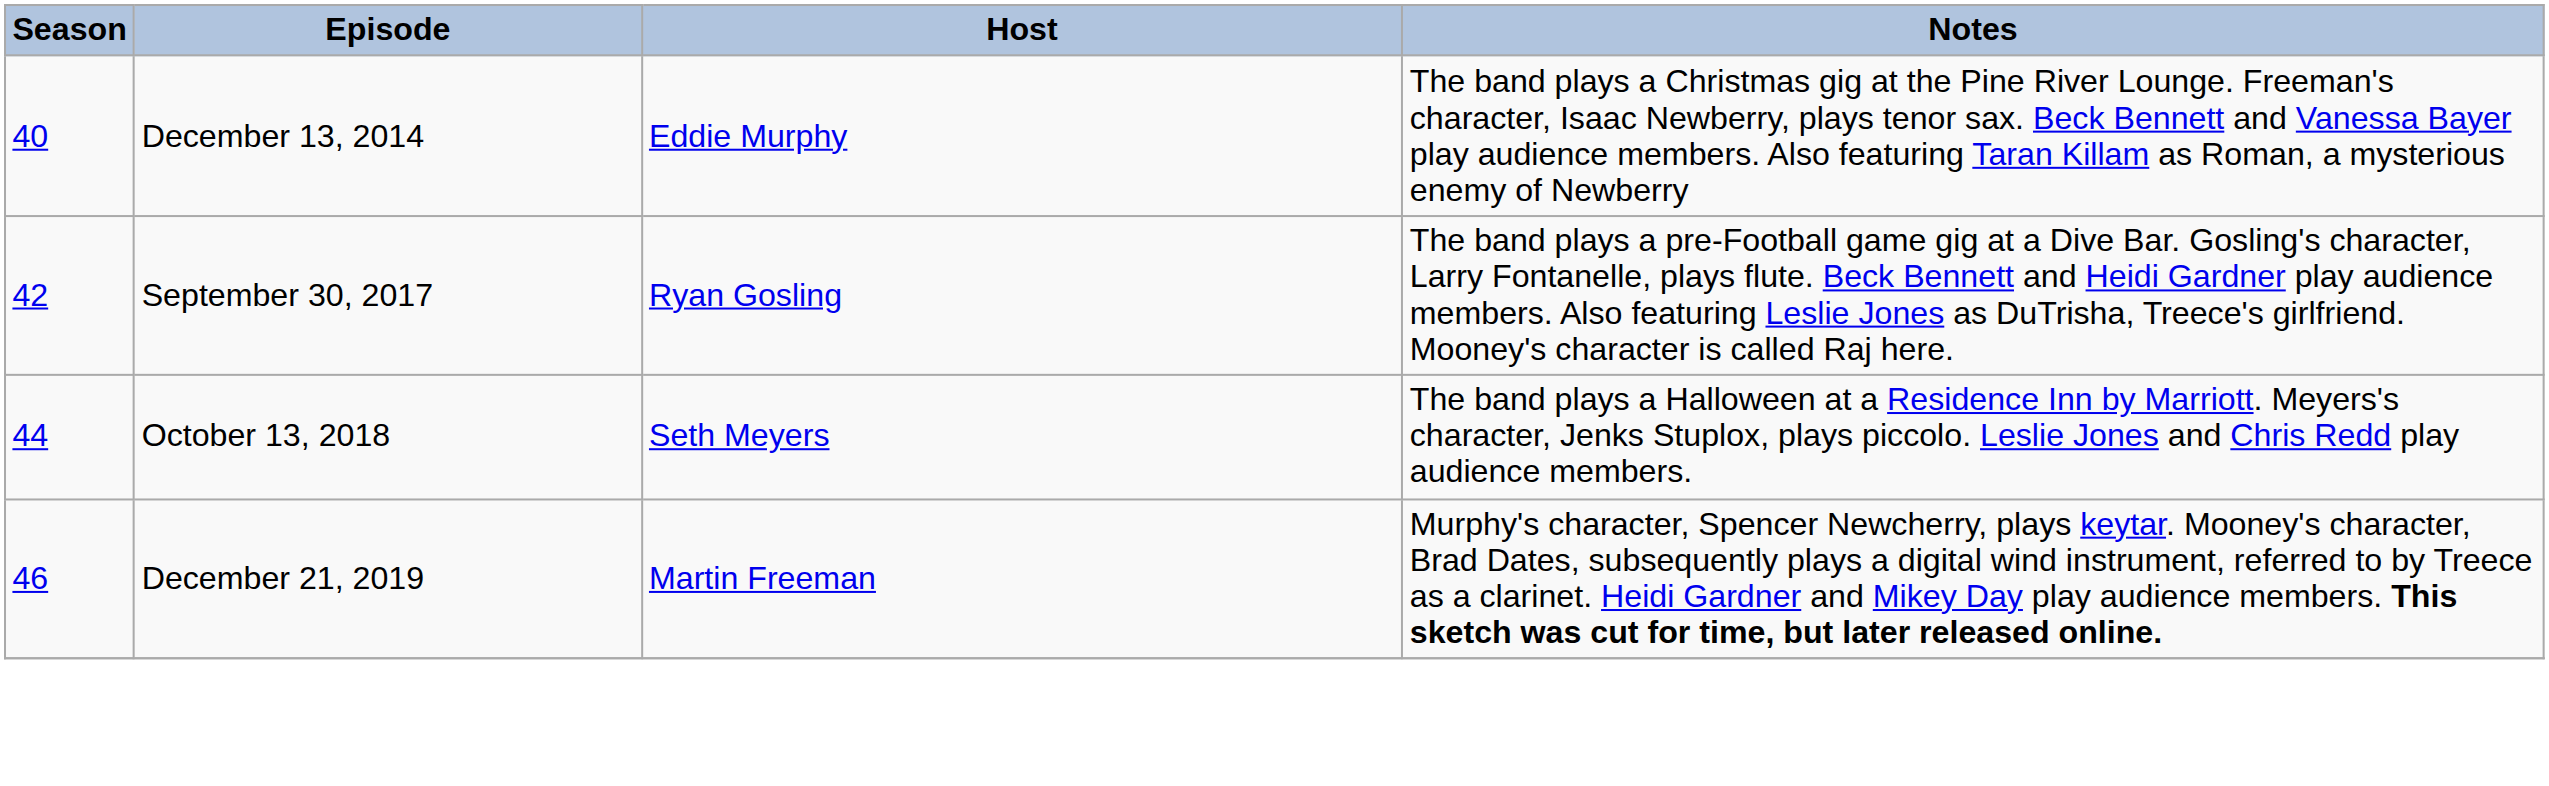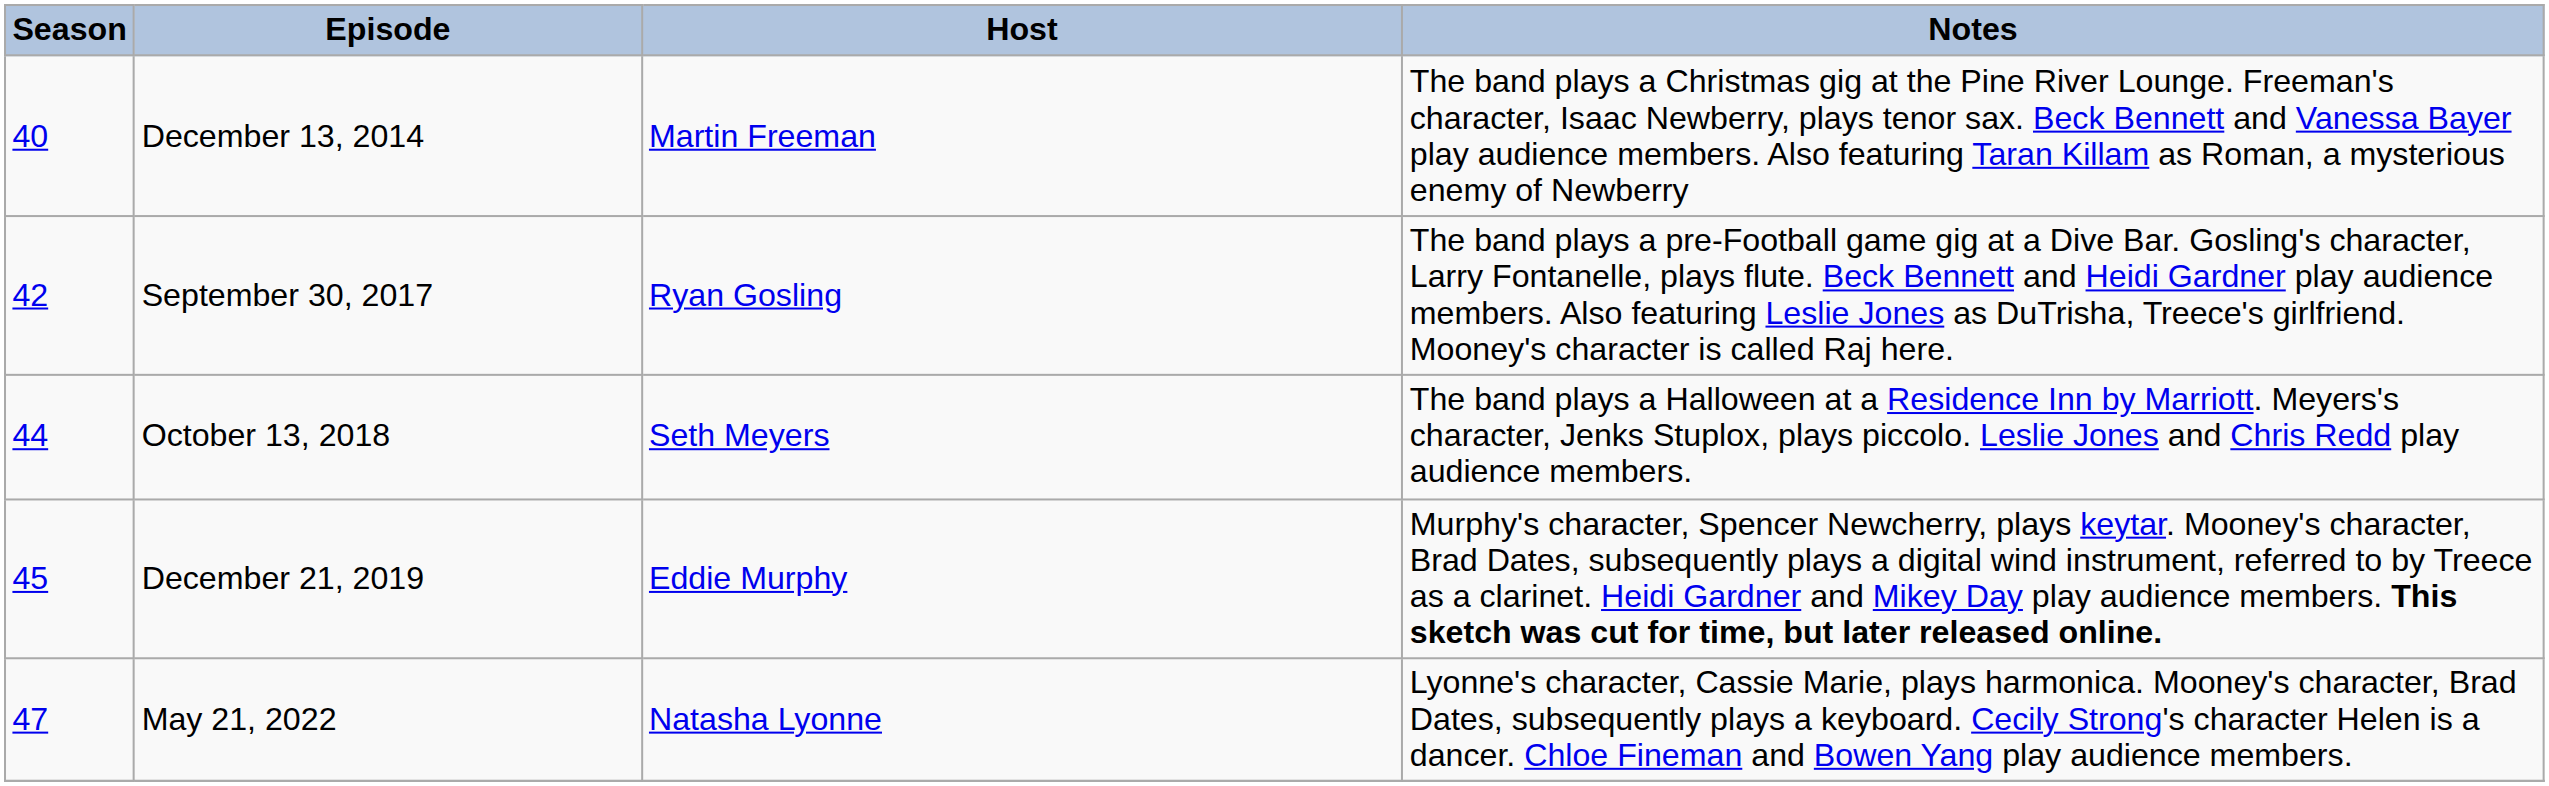(748, 135) Eddie Murphy -> (762, 135) Martin Freeman
(30, 577) 46 -> (30, 577) 45
(762, 577) Martin Freeman -> (748, 577) Eddie Murphy
+ row: (239, 719)
